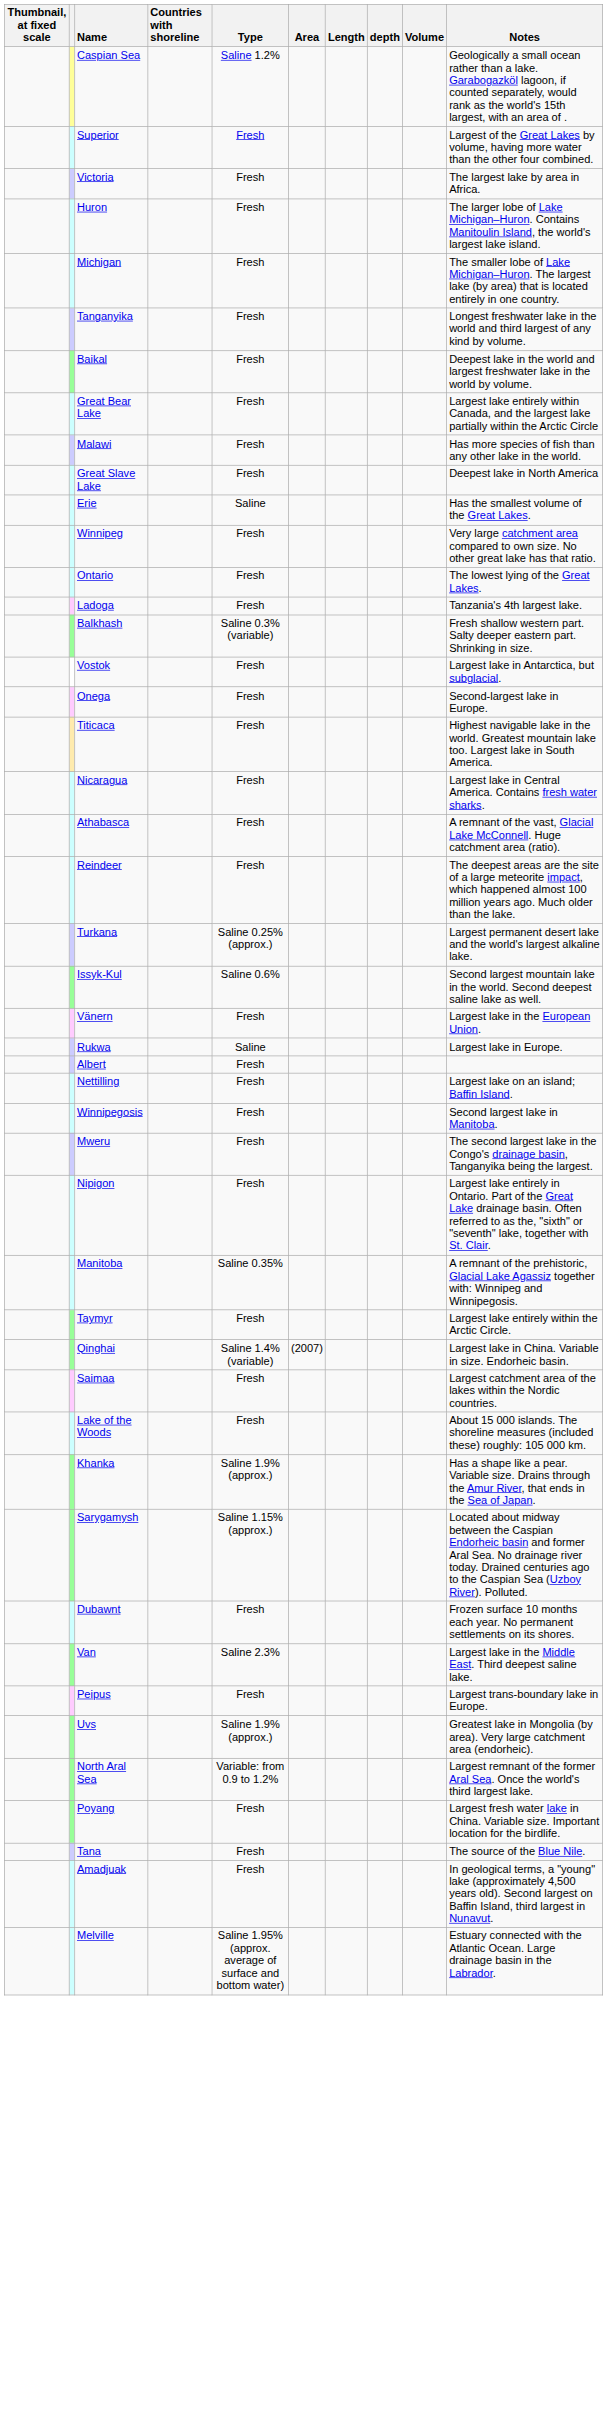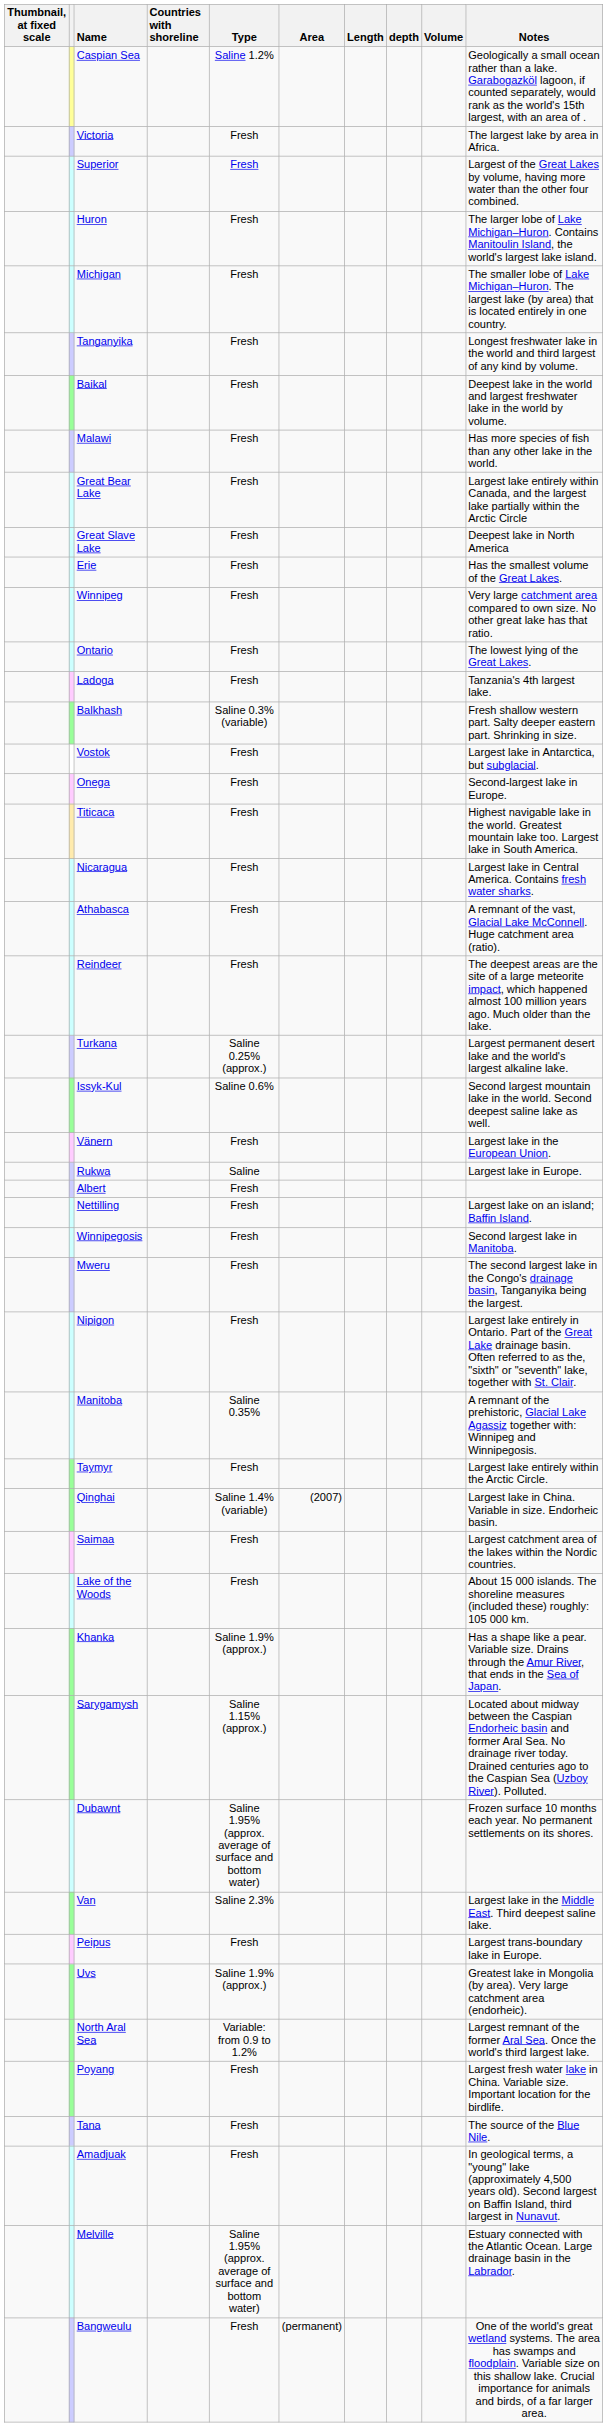rows swapped: (98, 135) <-> (95, 177)
rows swapped: (104, 407) <-> (94, 444)
(250, 503) Saline -> (244, 566) Fresh
(250, 1610) Fresh -> (244, 1846) Saline 1.95% (approx. average of surface and bottom water)
+ row: (104, 2326)
